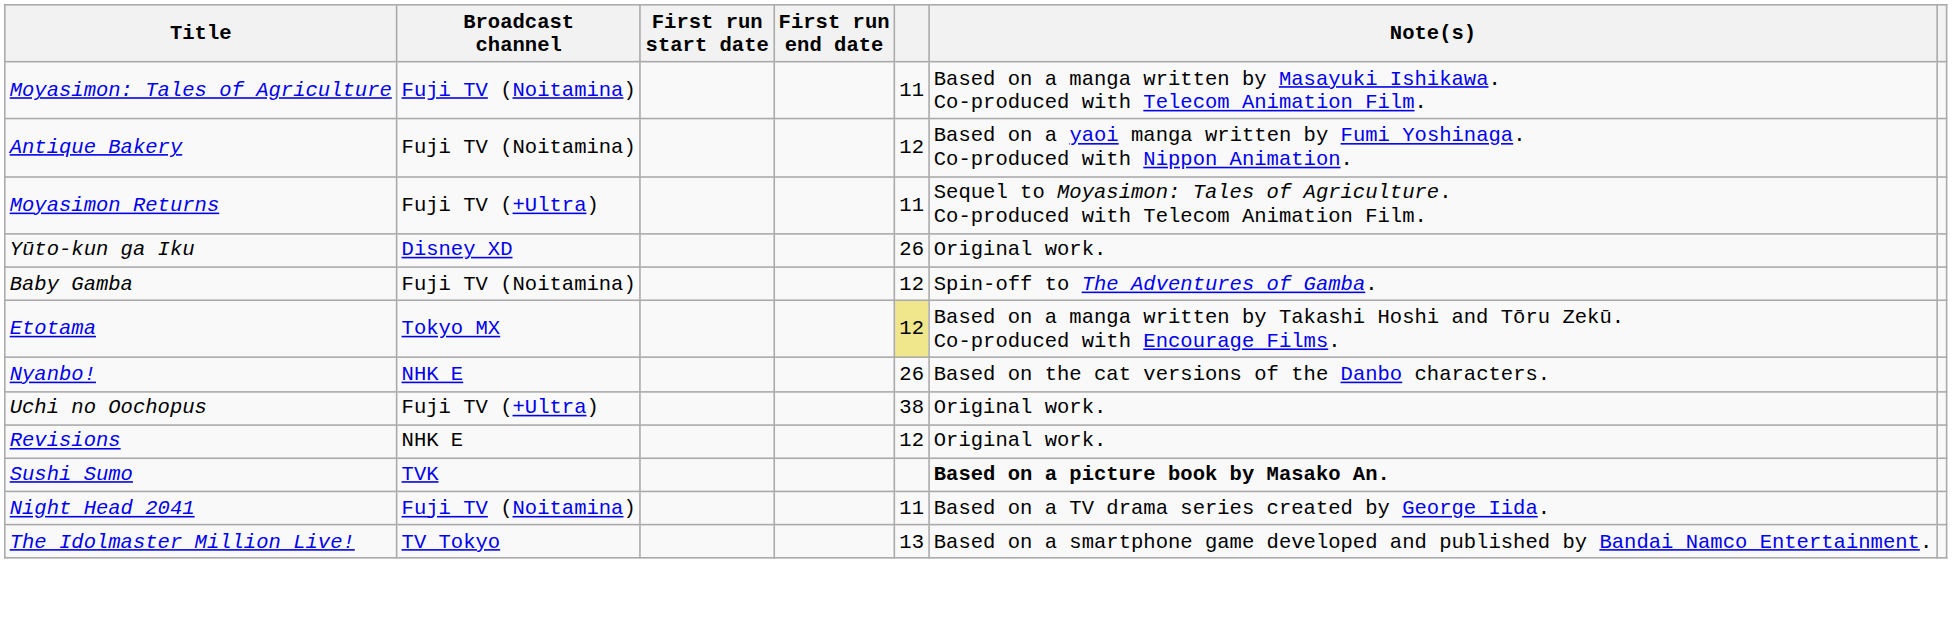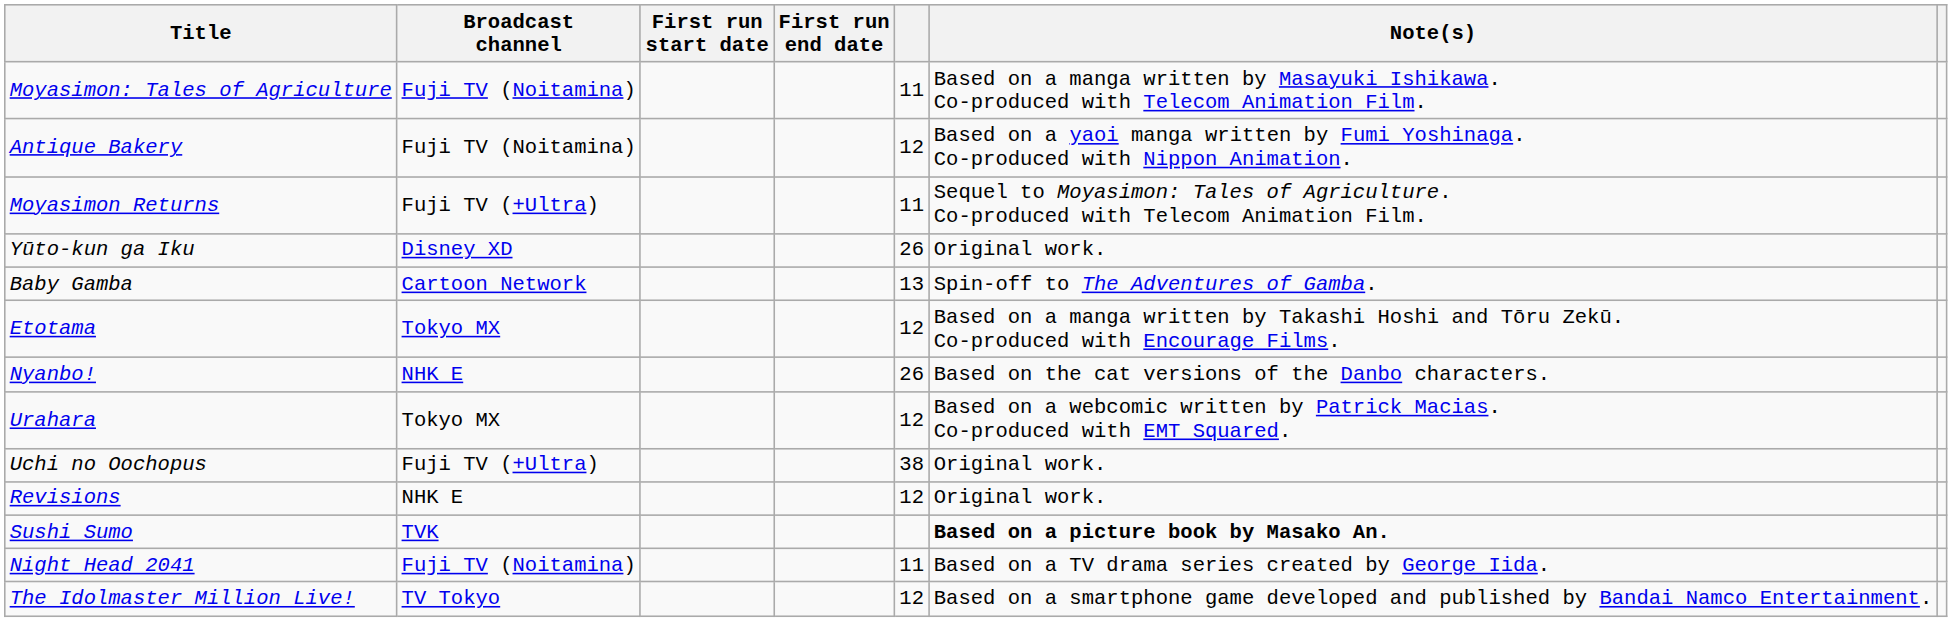(519, 284) Fuji TV (Noitamina) -> (494, 284) Cartoon Network
(912, 284) 12 -> (912, 284) 13
(912, 329) khaki background -> (912, 329) no background
+ row: (53, 420)
(912, 542) 13 -> (912, 599) 12
